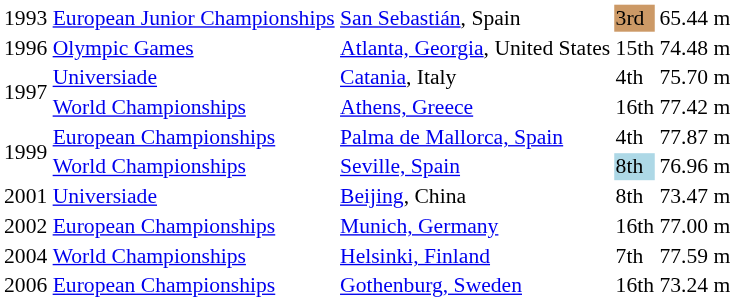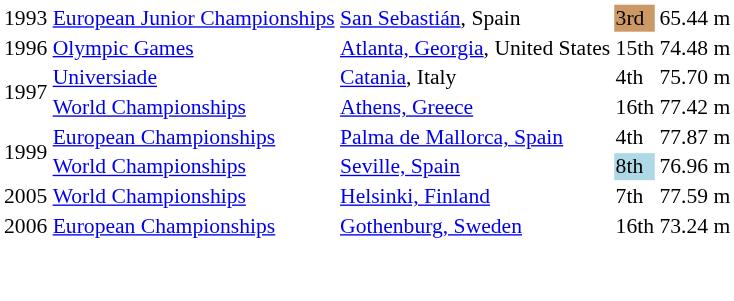- row: (403, 196)
- row: (419, 225)
(26, 255) 2004 -> (26, 196) 2005
